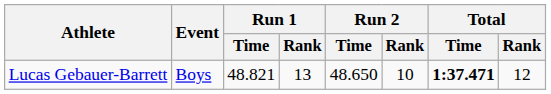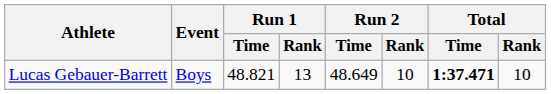(354, 75) 48.650 -> (354, 75) 48.649
(522, 75) 12 -> (522, 75) 10
